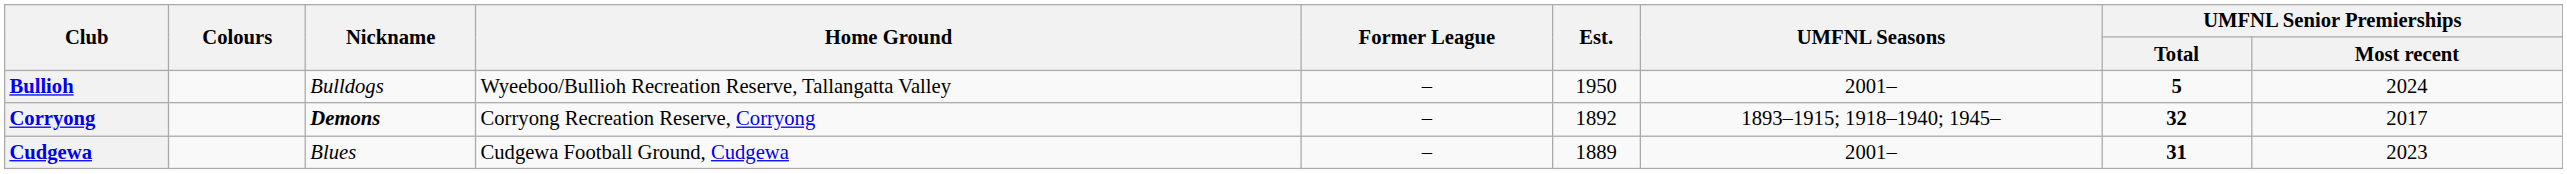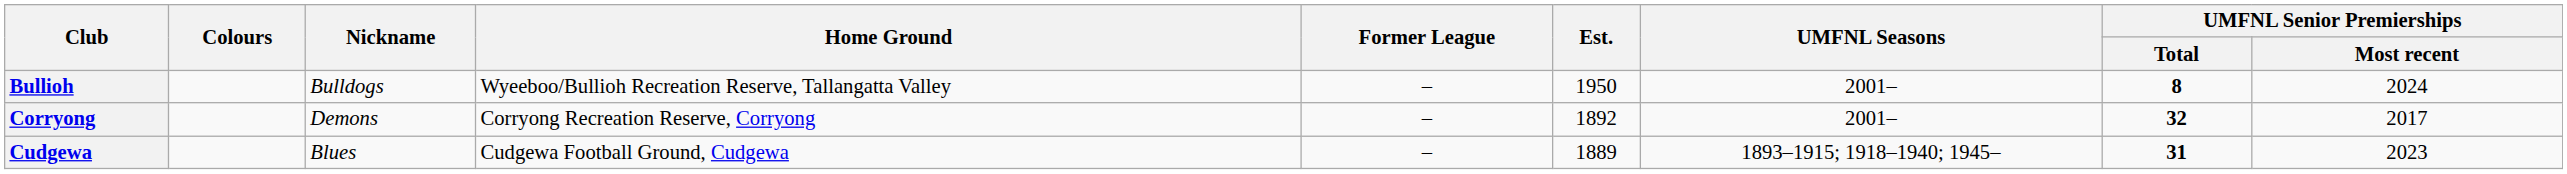(2177, 86) 5 -> (2177, 86) 8
(345, 119) bold -> (344, 119) normal
(1871, 119) 1893–1915; 1918–1940; 1945– -> (1871, 119) 2001–
(1871, 151) 2001– -> (1871, 151) 1893–1915; 1918–1940; 1945–
